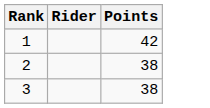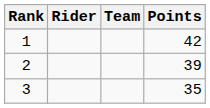+ column: (122, 17)
(149, 66) 38 -> (193, 66) 39
(149, 91) 38 -> (193, 91) 35
